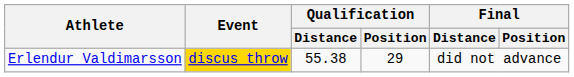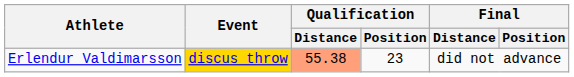(326, 60) no background -> (326, 60) lightsalmon background
(395, 60) 29 -> (395, 60) 23
